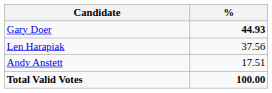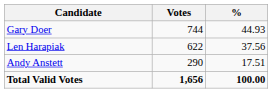+ column: (179, 12)
(253, 29) bold -> (253, 29) normal
